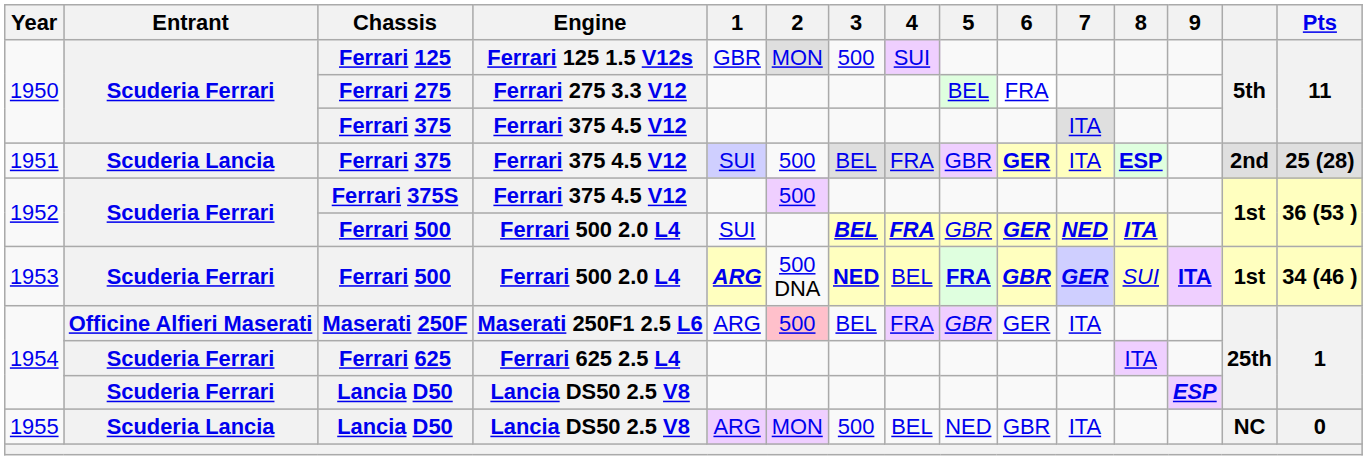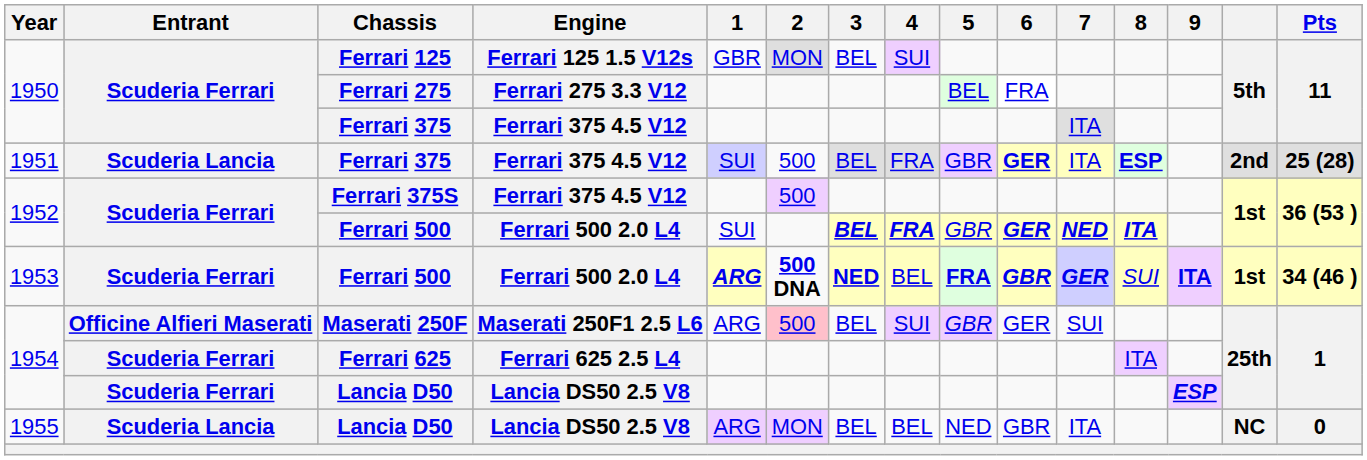(856, 57) 500 -> (856, 57) BEL
(797, 277) normal -> (797, 277) bold
(912, 323) FRA -> (912, 323) SUI
(1085, 323) ITA -> (1085, 323) SUI
(856, 427) 500 -> (856, 427) BEL
